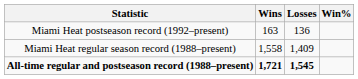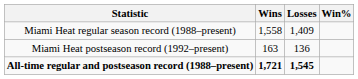rows swapped: (130, 48) <-> (130, 31)
